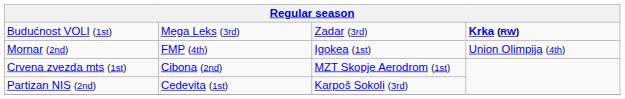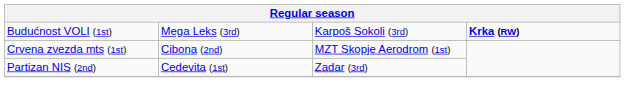(341, 31) Zadar (3rd) -> (361, 31) Karpoš Sokoli (3rd)
- row: (38, 49)
(361, 85) Karpoš Sokoli (3rd) -> (341, 67) Zadar (3rd)
